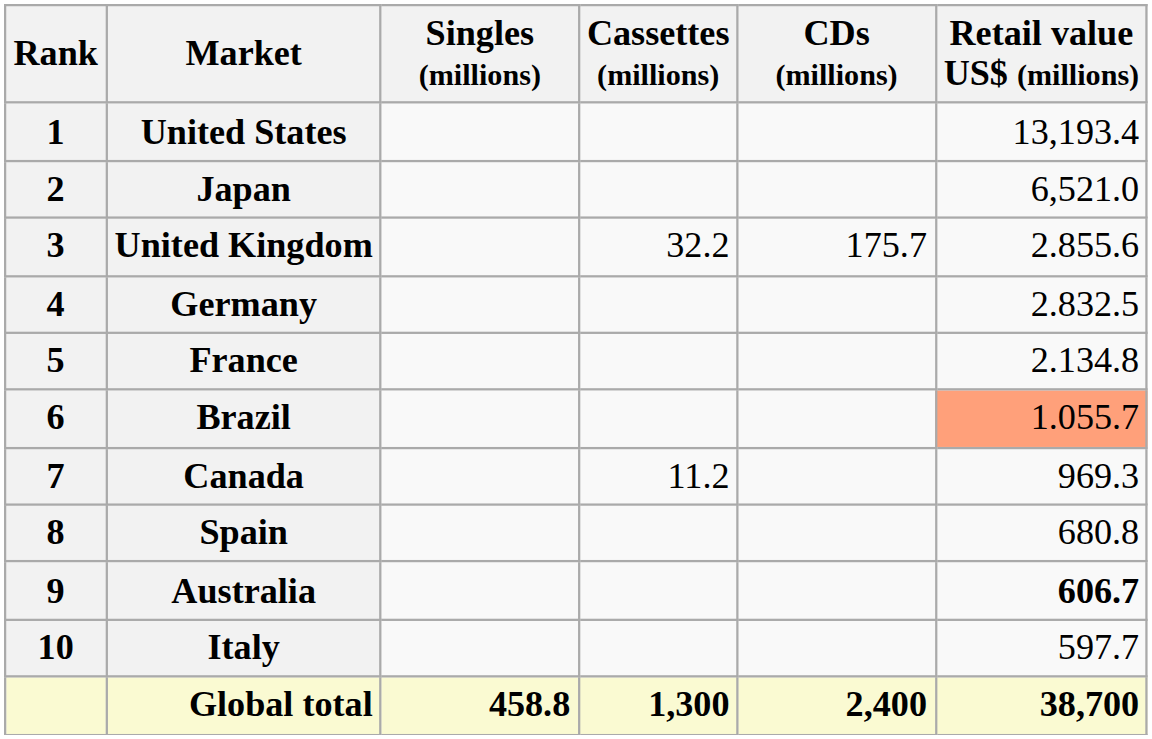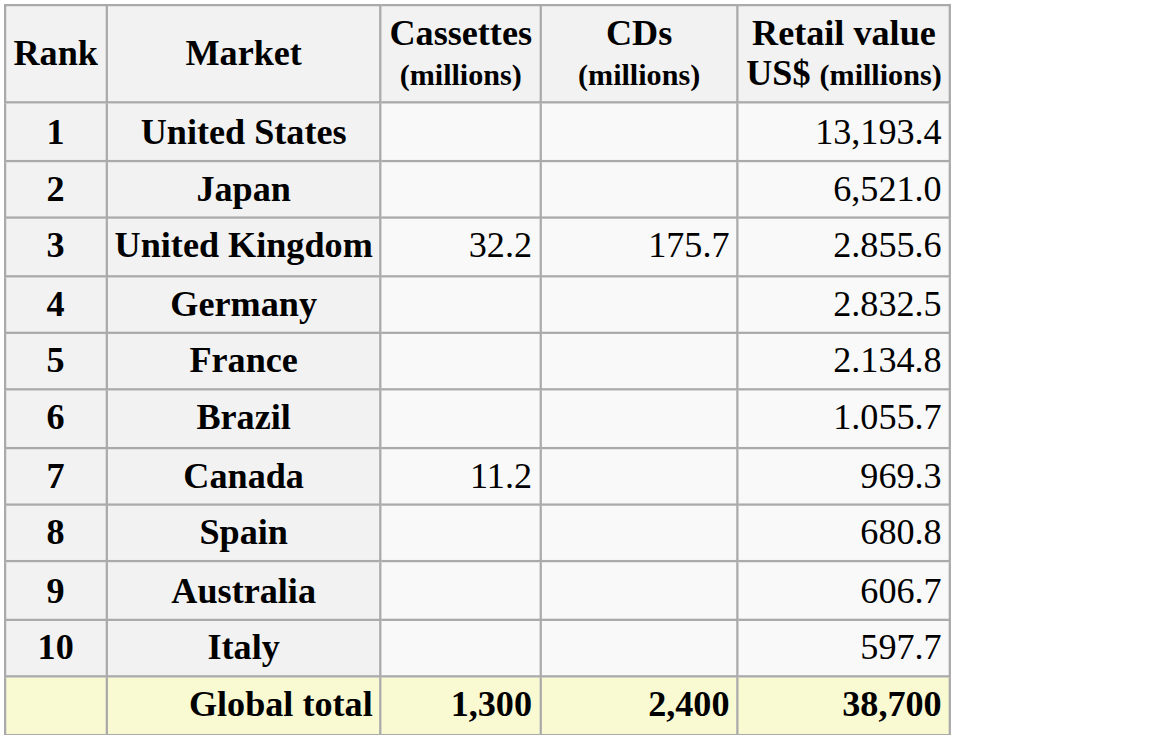- column: (480, 53)
(1085, 417) lightsalmon background -> (887, 417) no background
(1098, 589) bold -> (901, 589) normal
